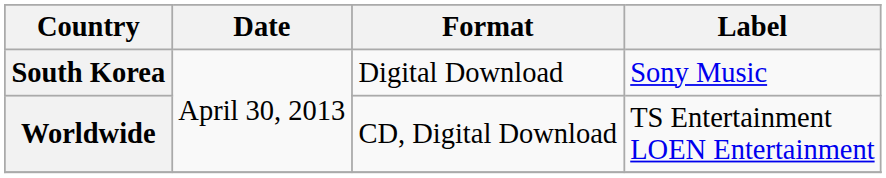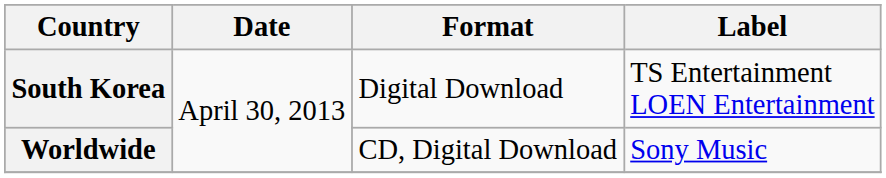(699, 72) Sony Music -> (752, 88) TS Entertainment LOEN Entertainment
(752, 133) TS Entertainment LOEN Entertainment -> (699, 149) Sony Music
